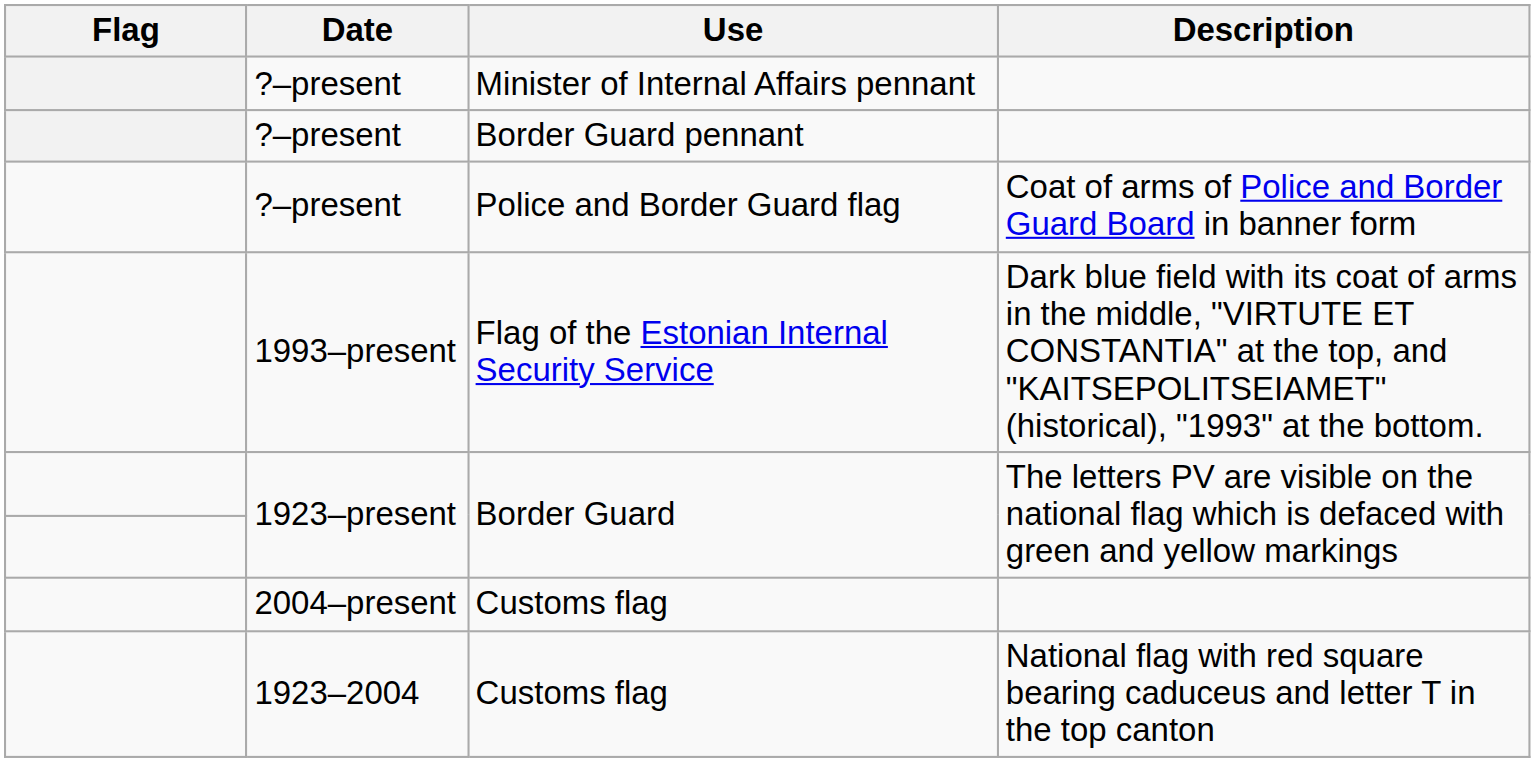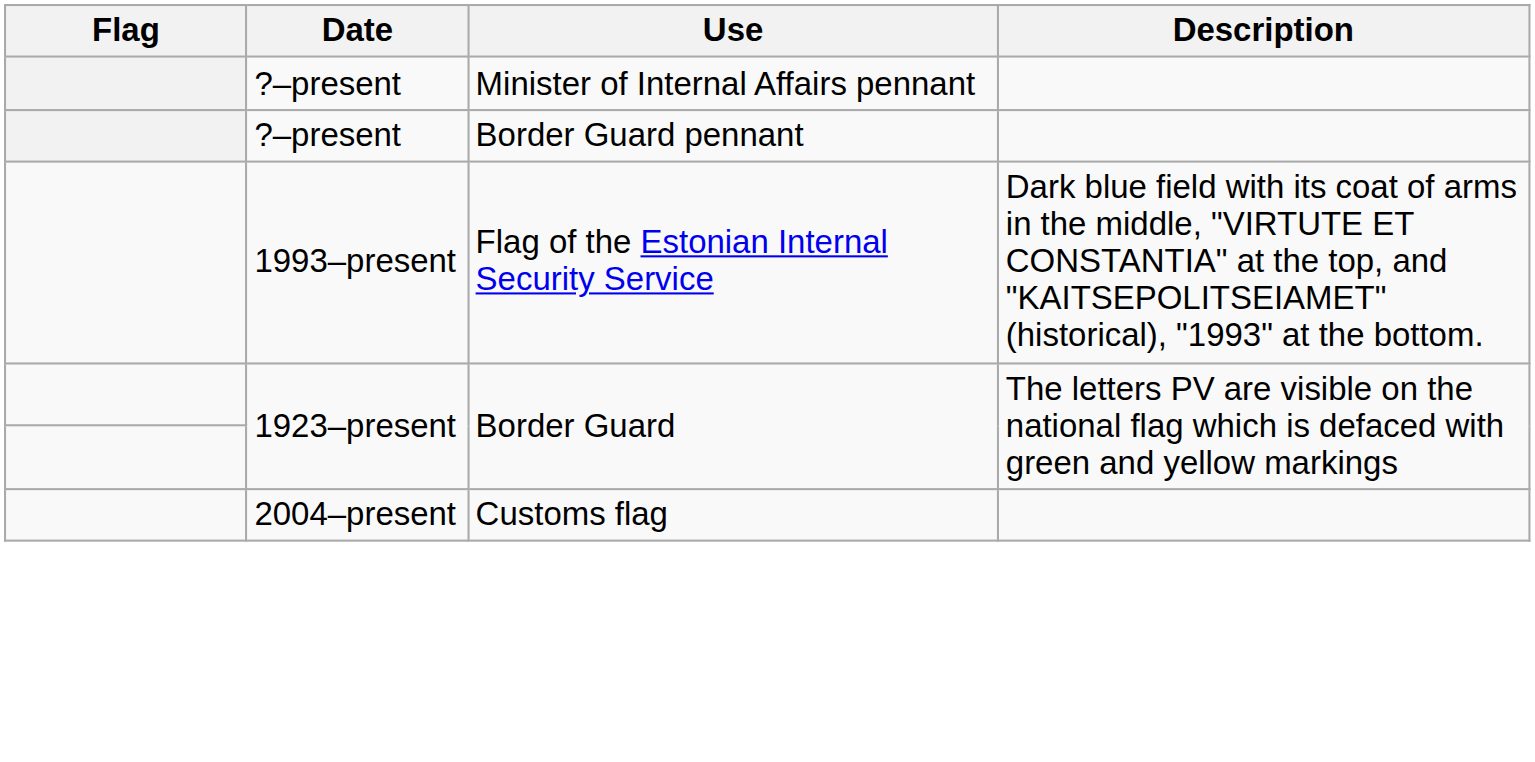- row: (328, 205)
- row: (337, 693)
